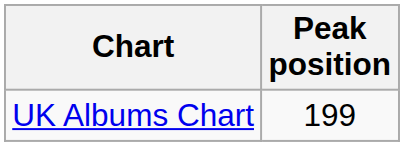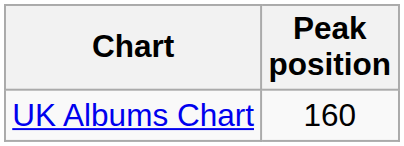(330, 114) 199 -> (330, 114) 160
